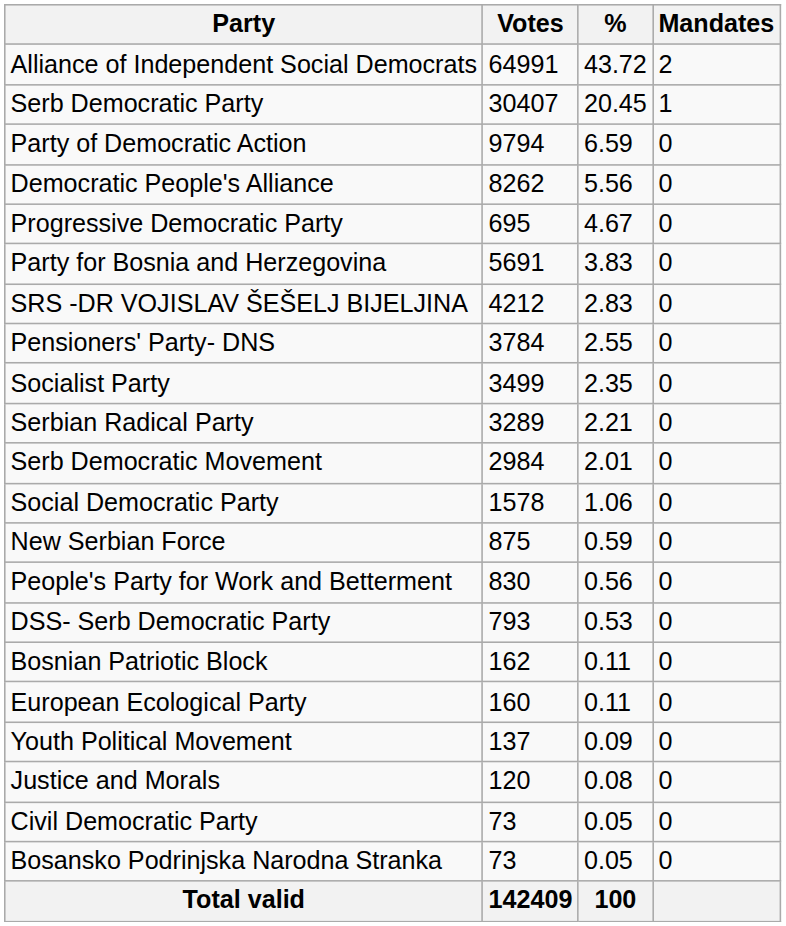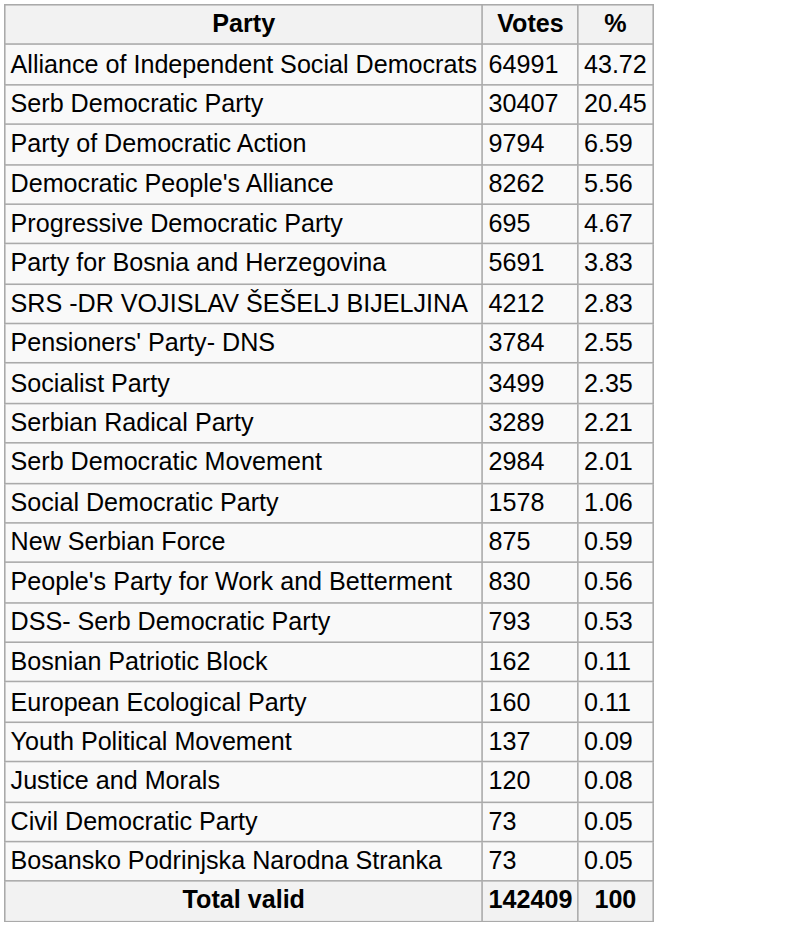- column: (716, 24)
